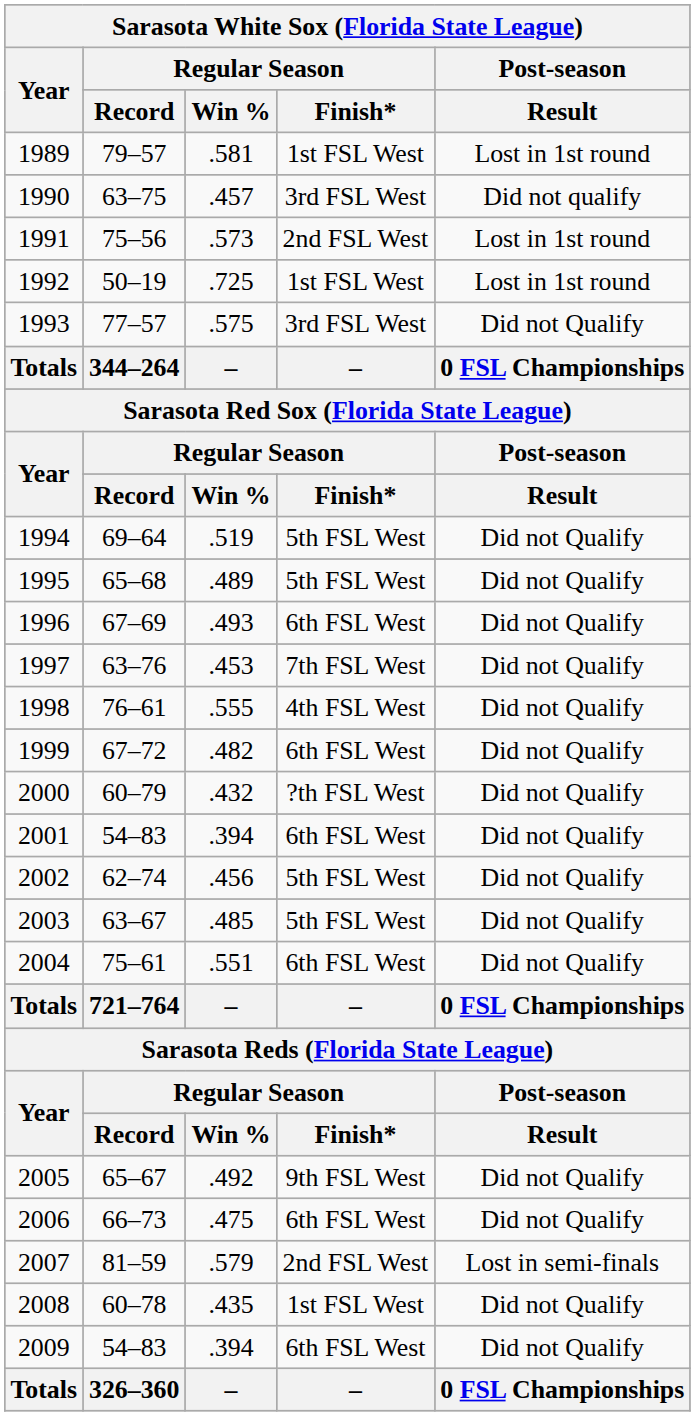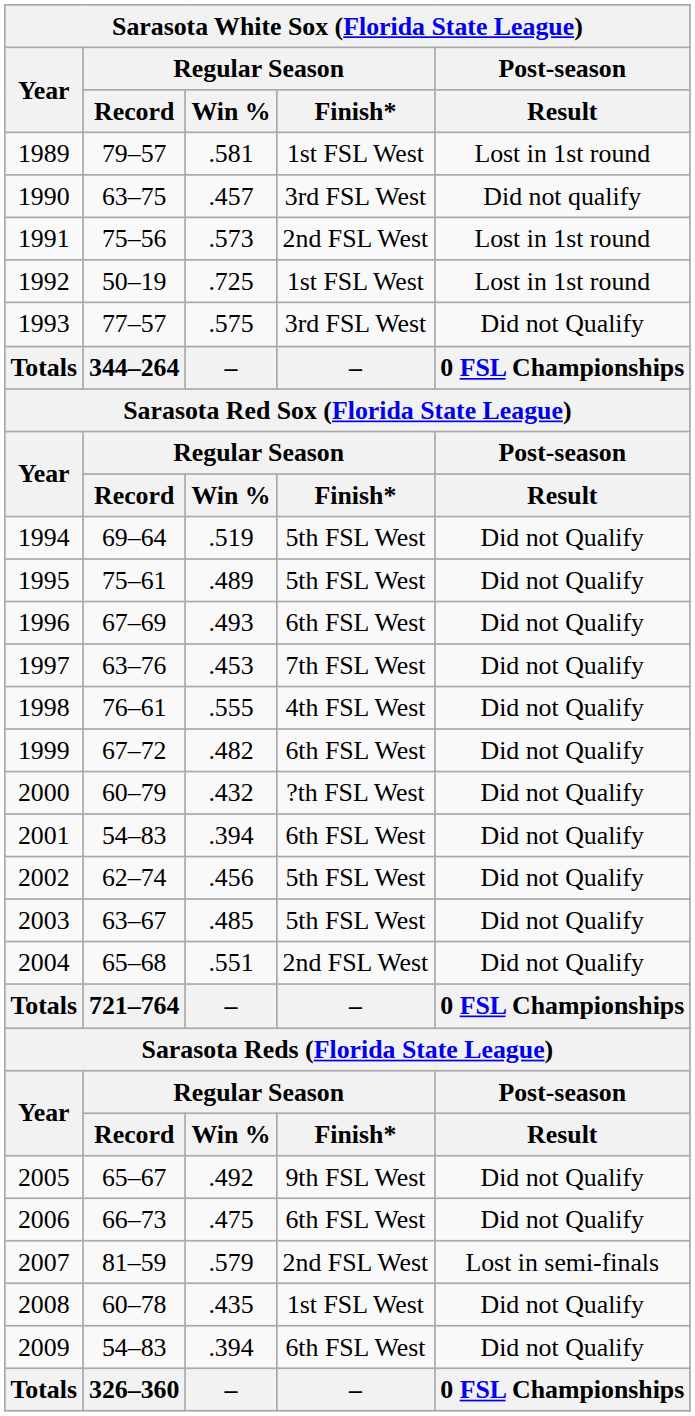(134, 579) 65–68 -> (134, 579) 75–61
(134, 963) 75–61 -> (134, 963) 65–68
(355, 963) 6th FSL West -> (355, 963) 2nd FSL West
